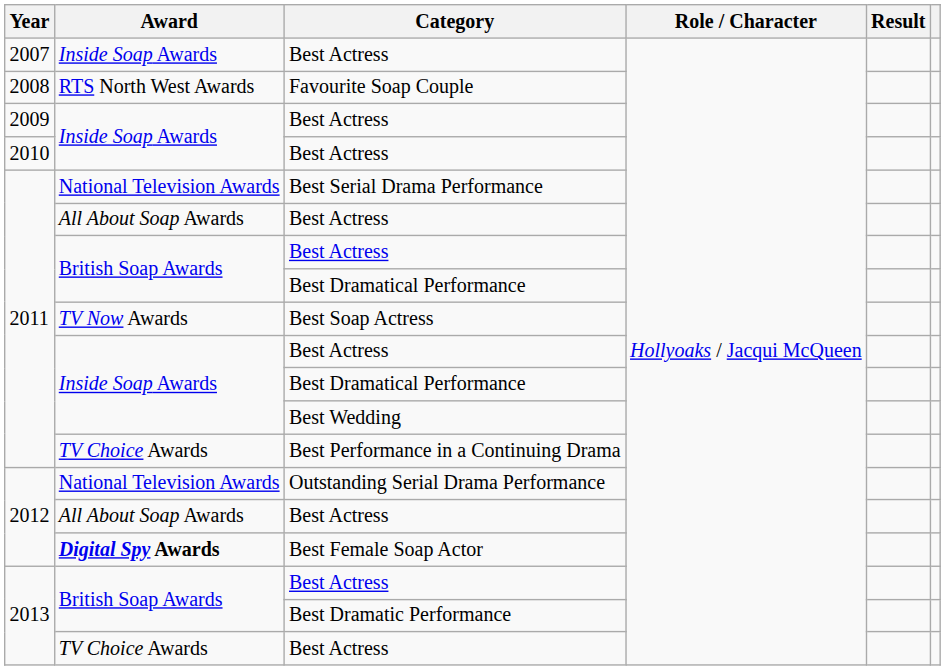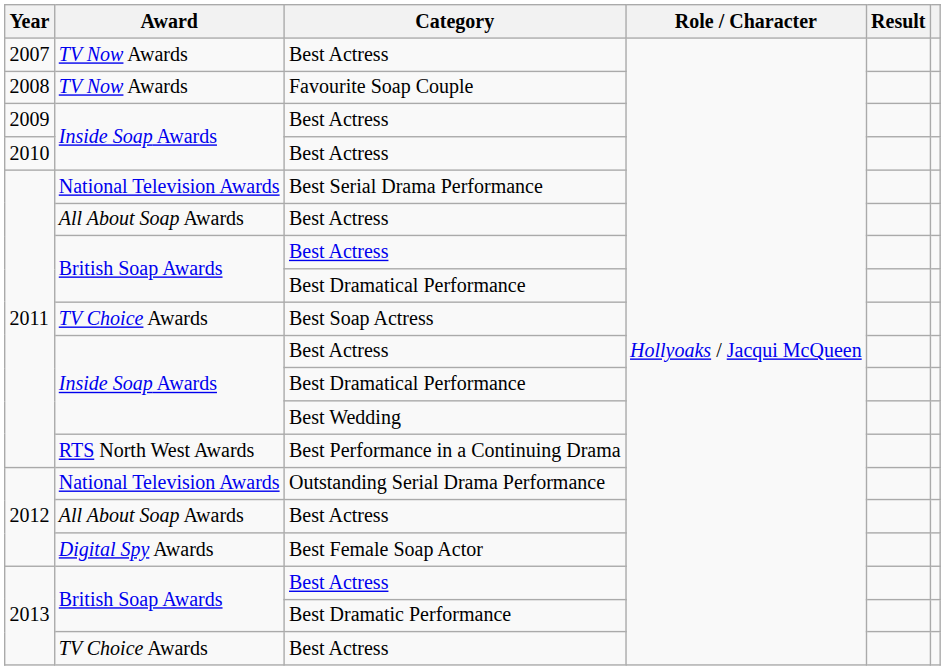(138, 54) Inside Soap Awards -> (123, 54) TV Now Awards
(157, 87) RTS North West Awards -> (123, 87) TV Now Awards
(123, 318) TV Now Awards -> (133, 318) TV Choice Awards
(133, 450) TV Choice Awards -> (157, 450) RTS North West Awards
(139, 549) bold -> (136, 549) normal
